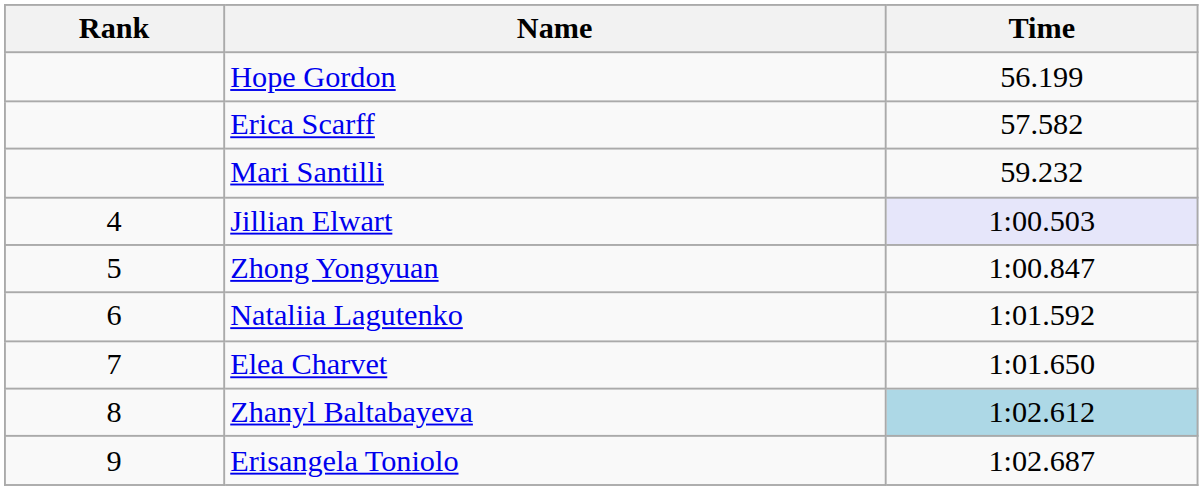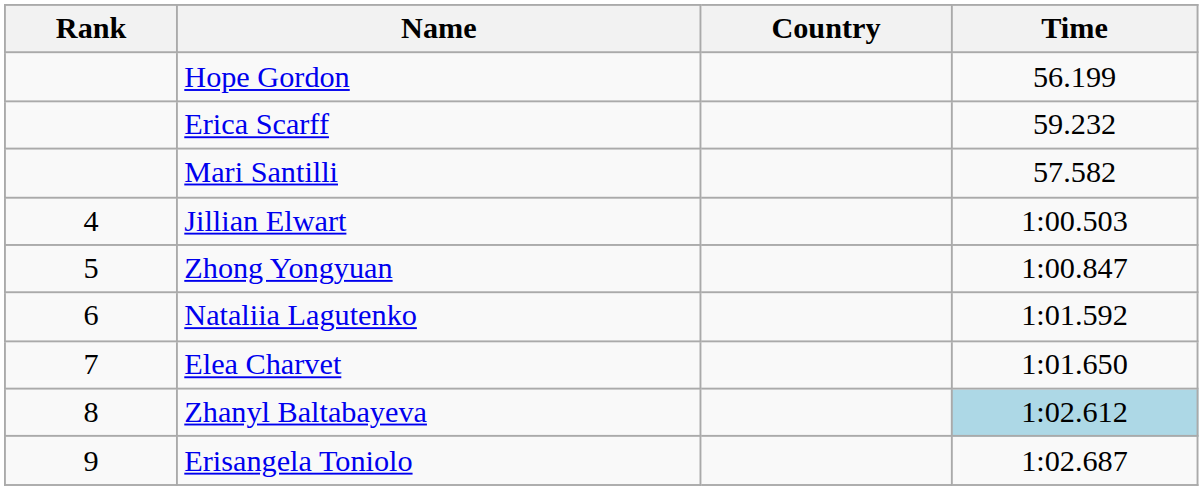+ column: (826, 28)
(1042, 124) 57.582 -> (1075, 124) 59.232
(1042, 172) 59.232 -> (1075, 172) 57.582
(1042, 220) lavender background -> (1075, 220) no background
